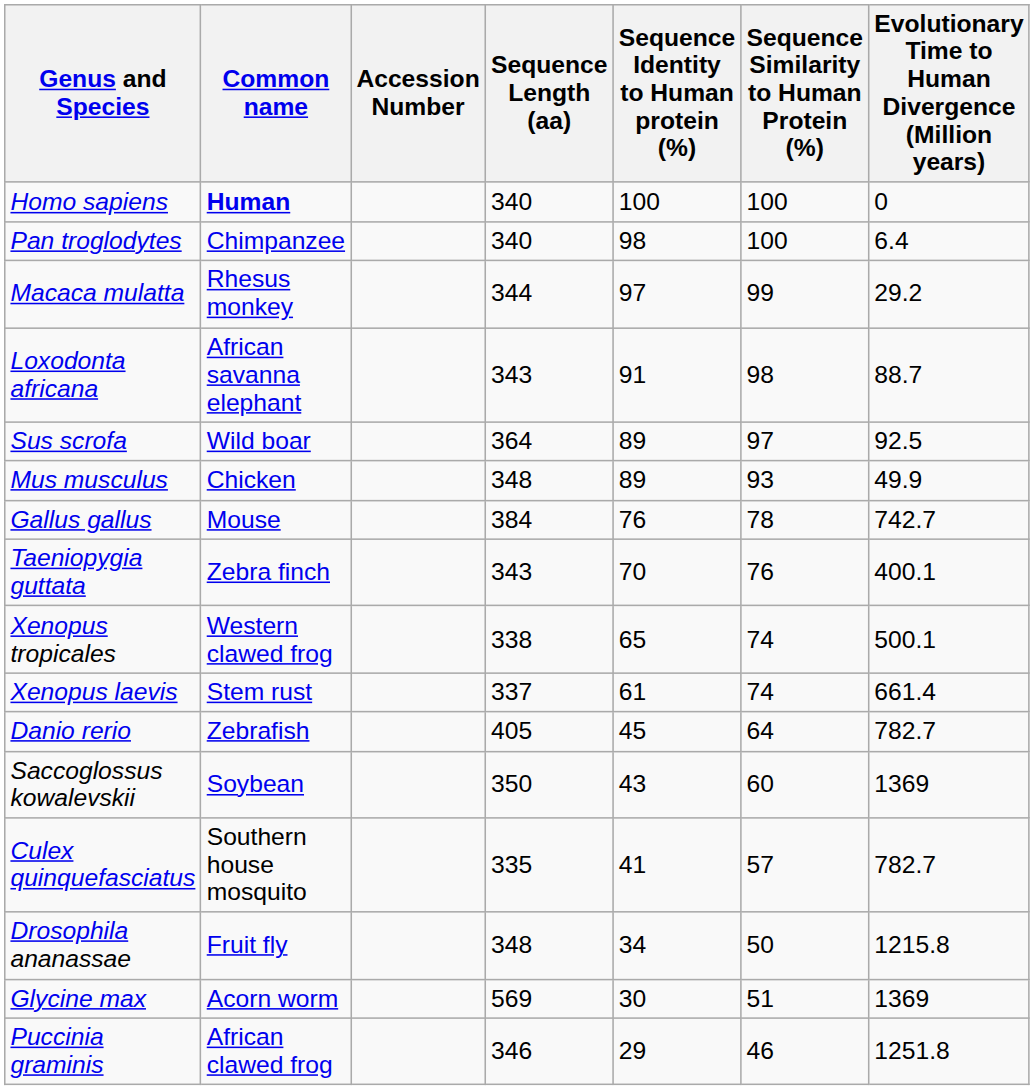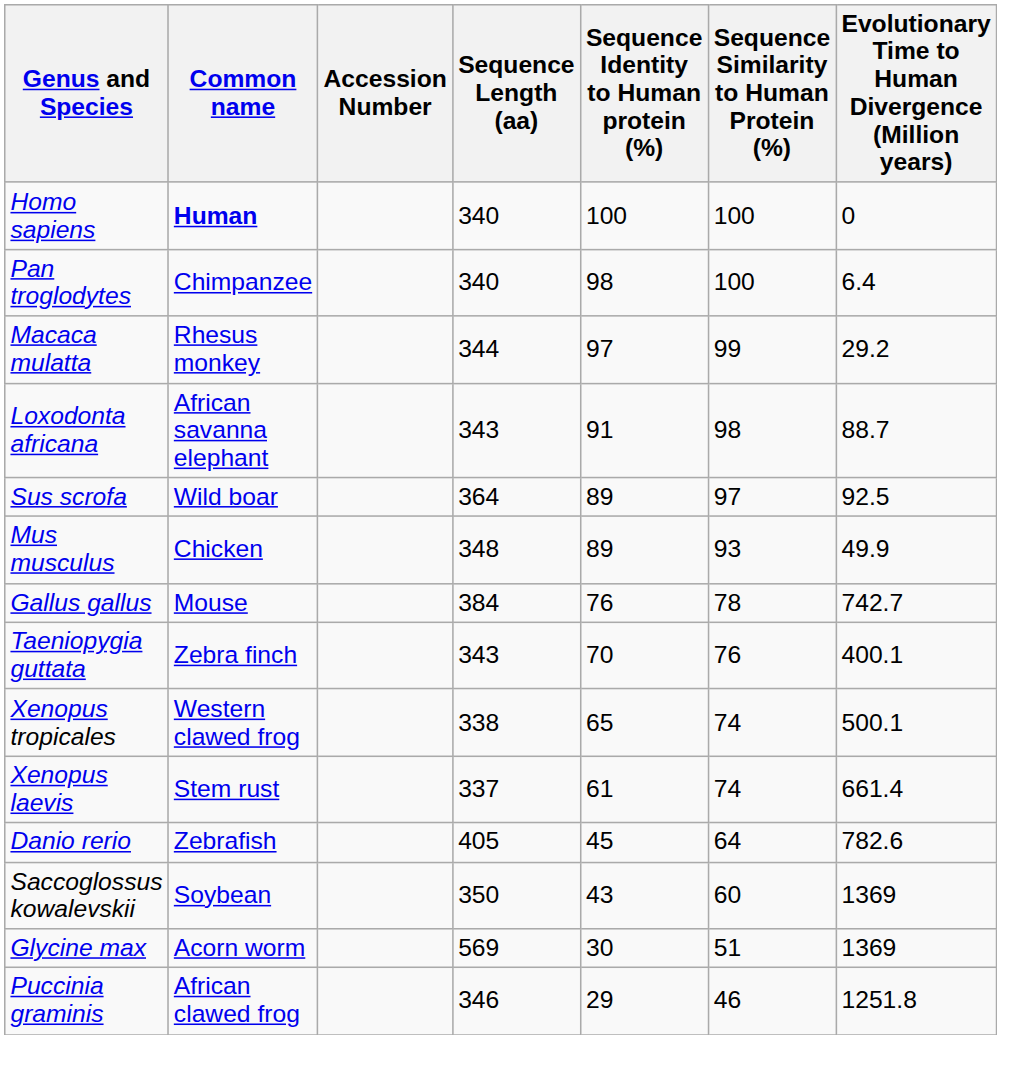(905, 731) 782.7 -> (872, 841) 782.6
- row: (103, 864)
- row: (71, 945)
